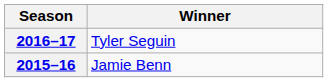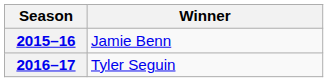rows swapped: (46, 64) <-> (46, 40)
